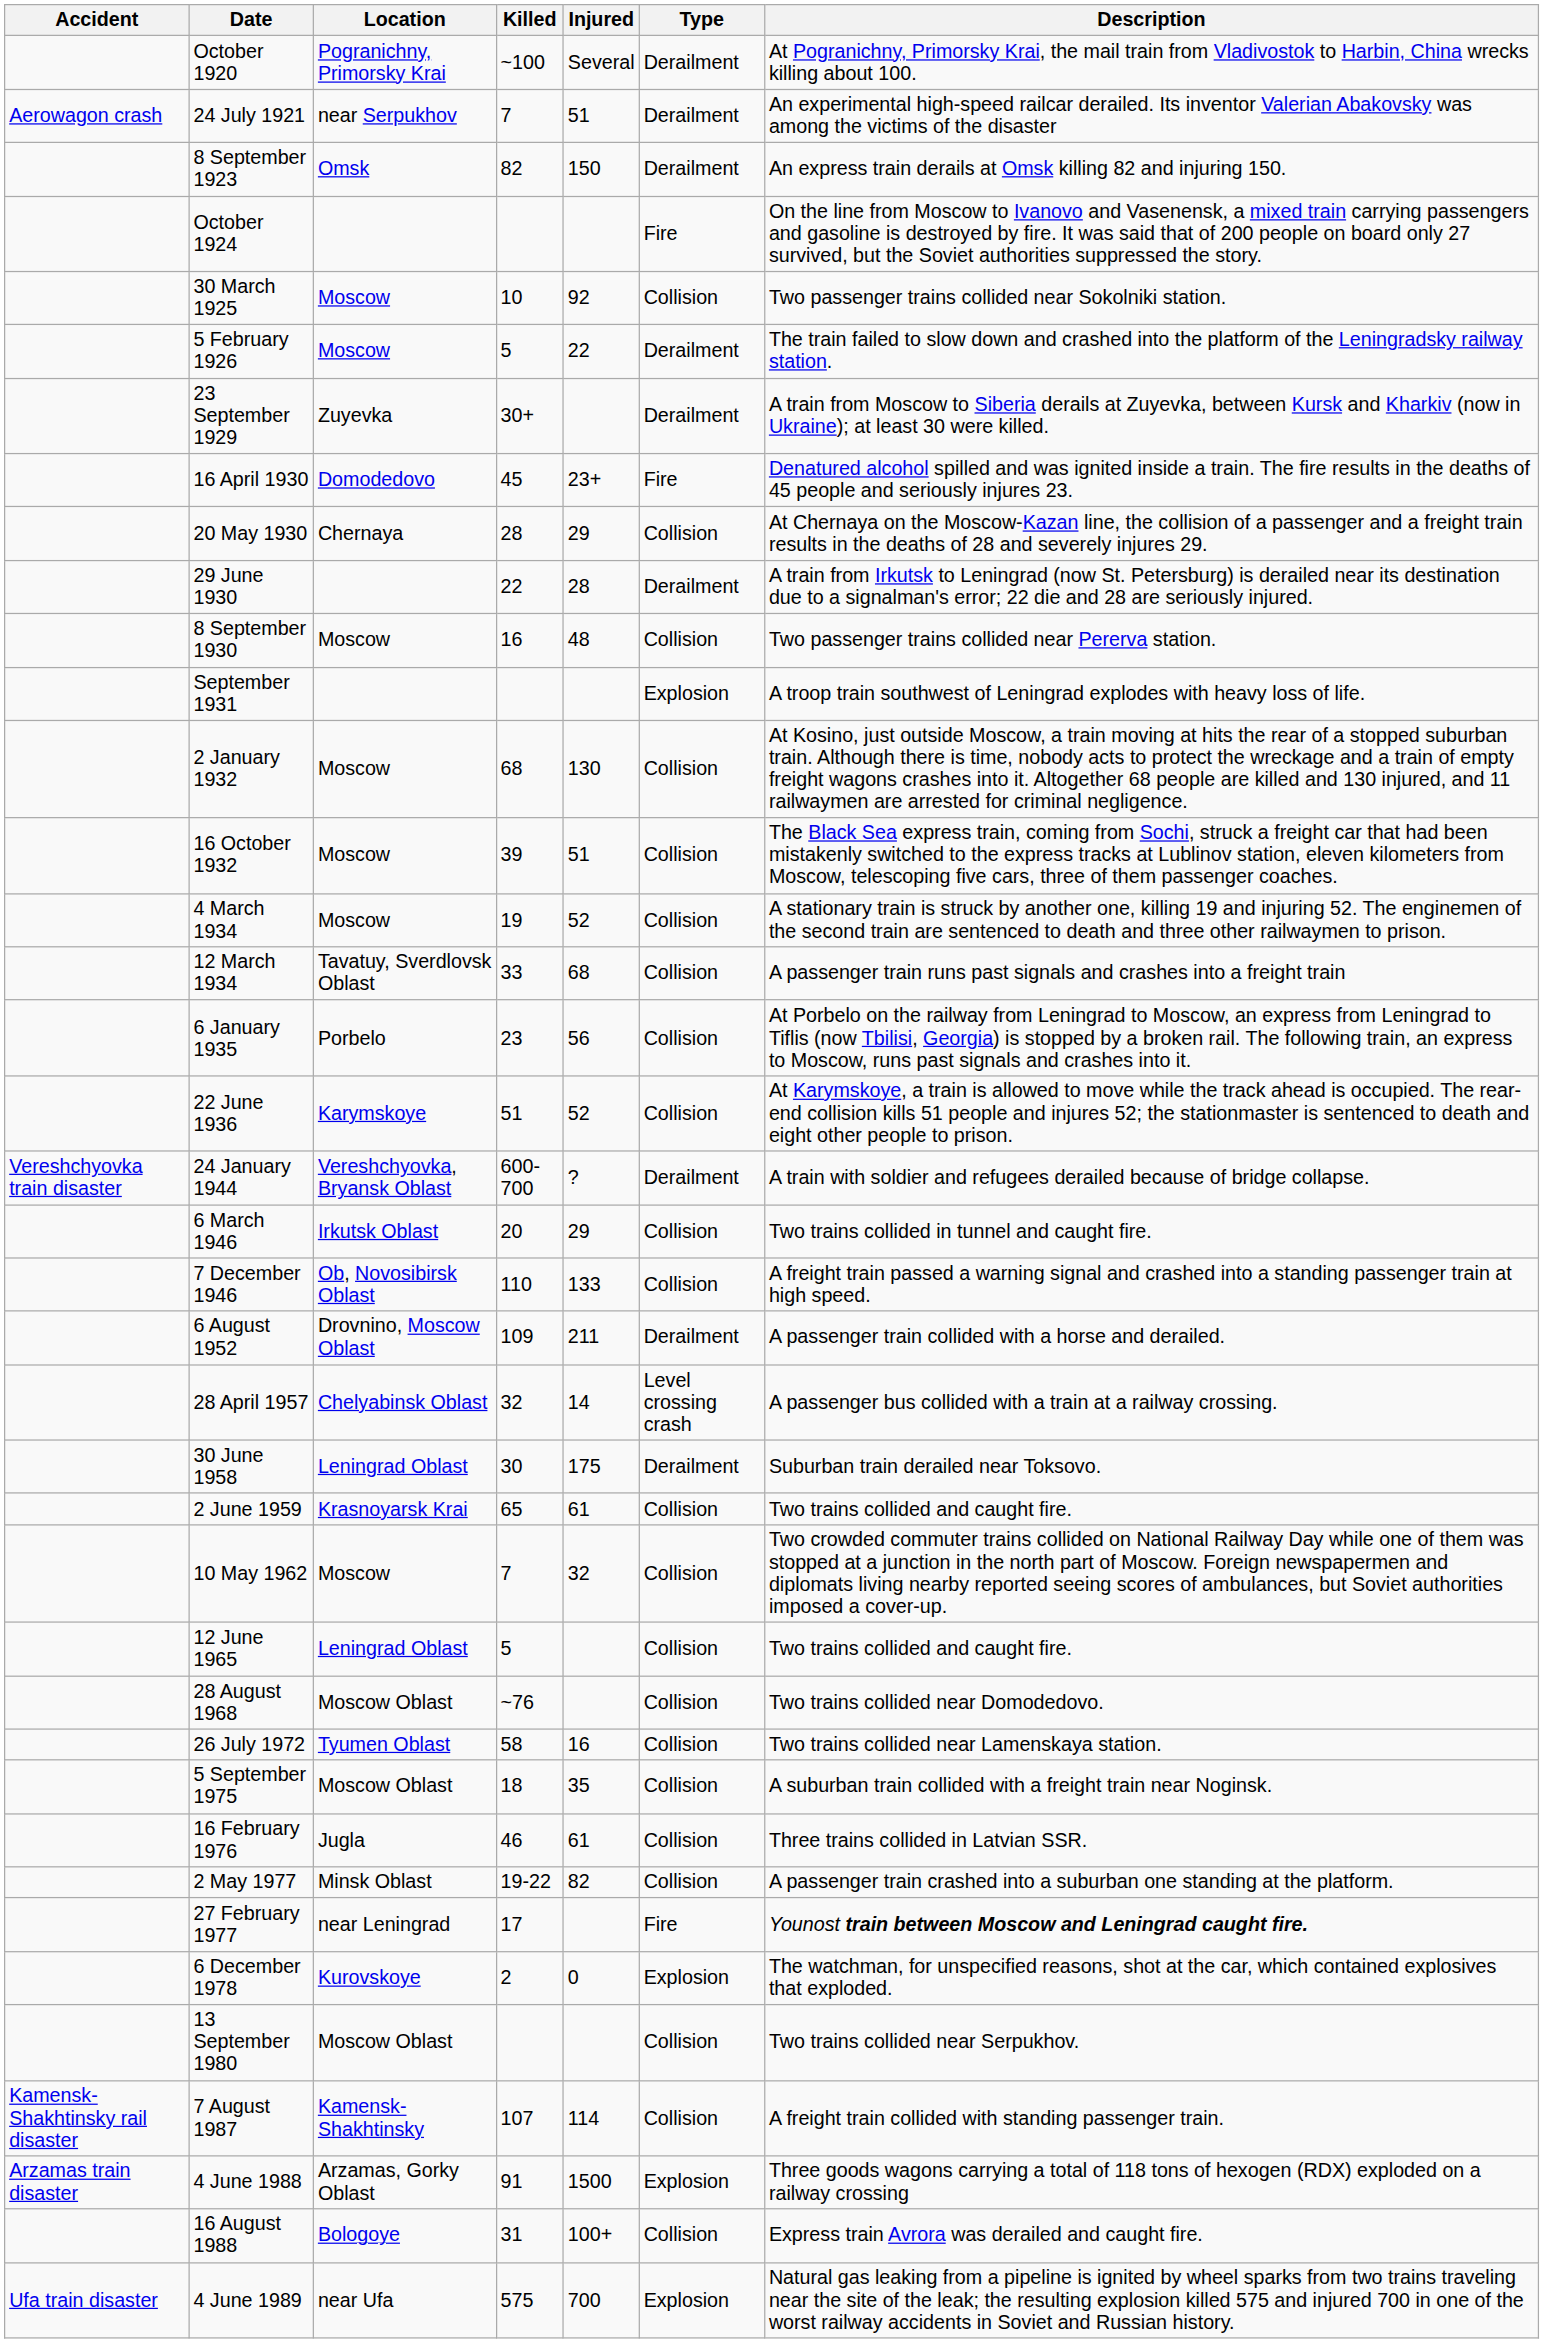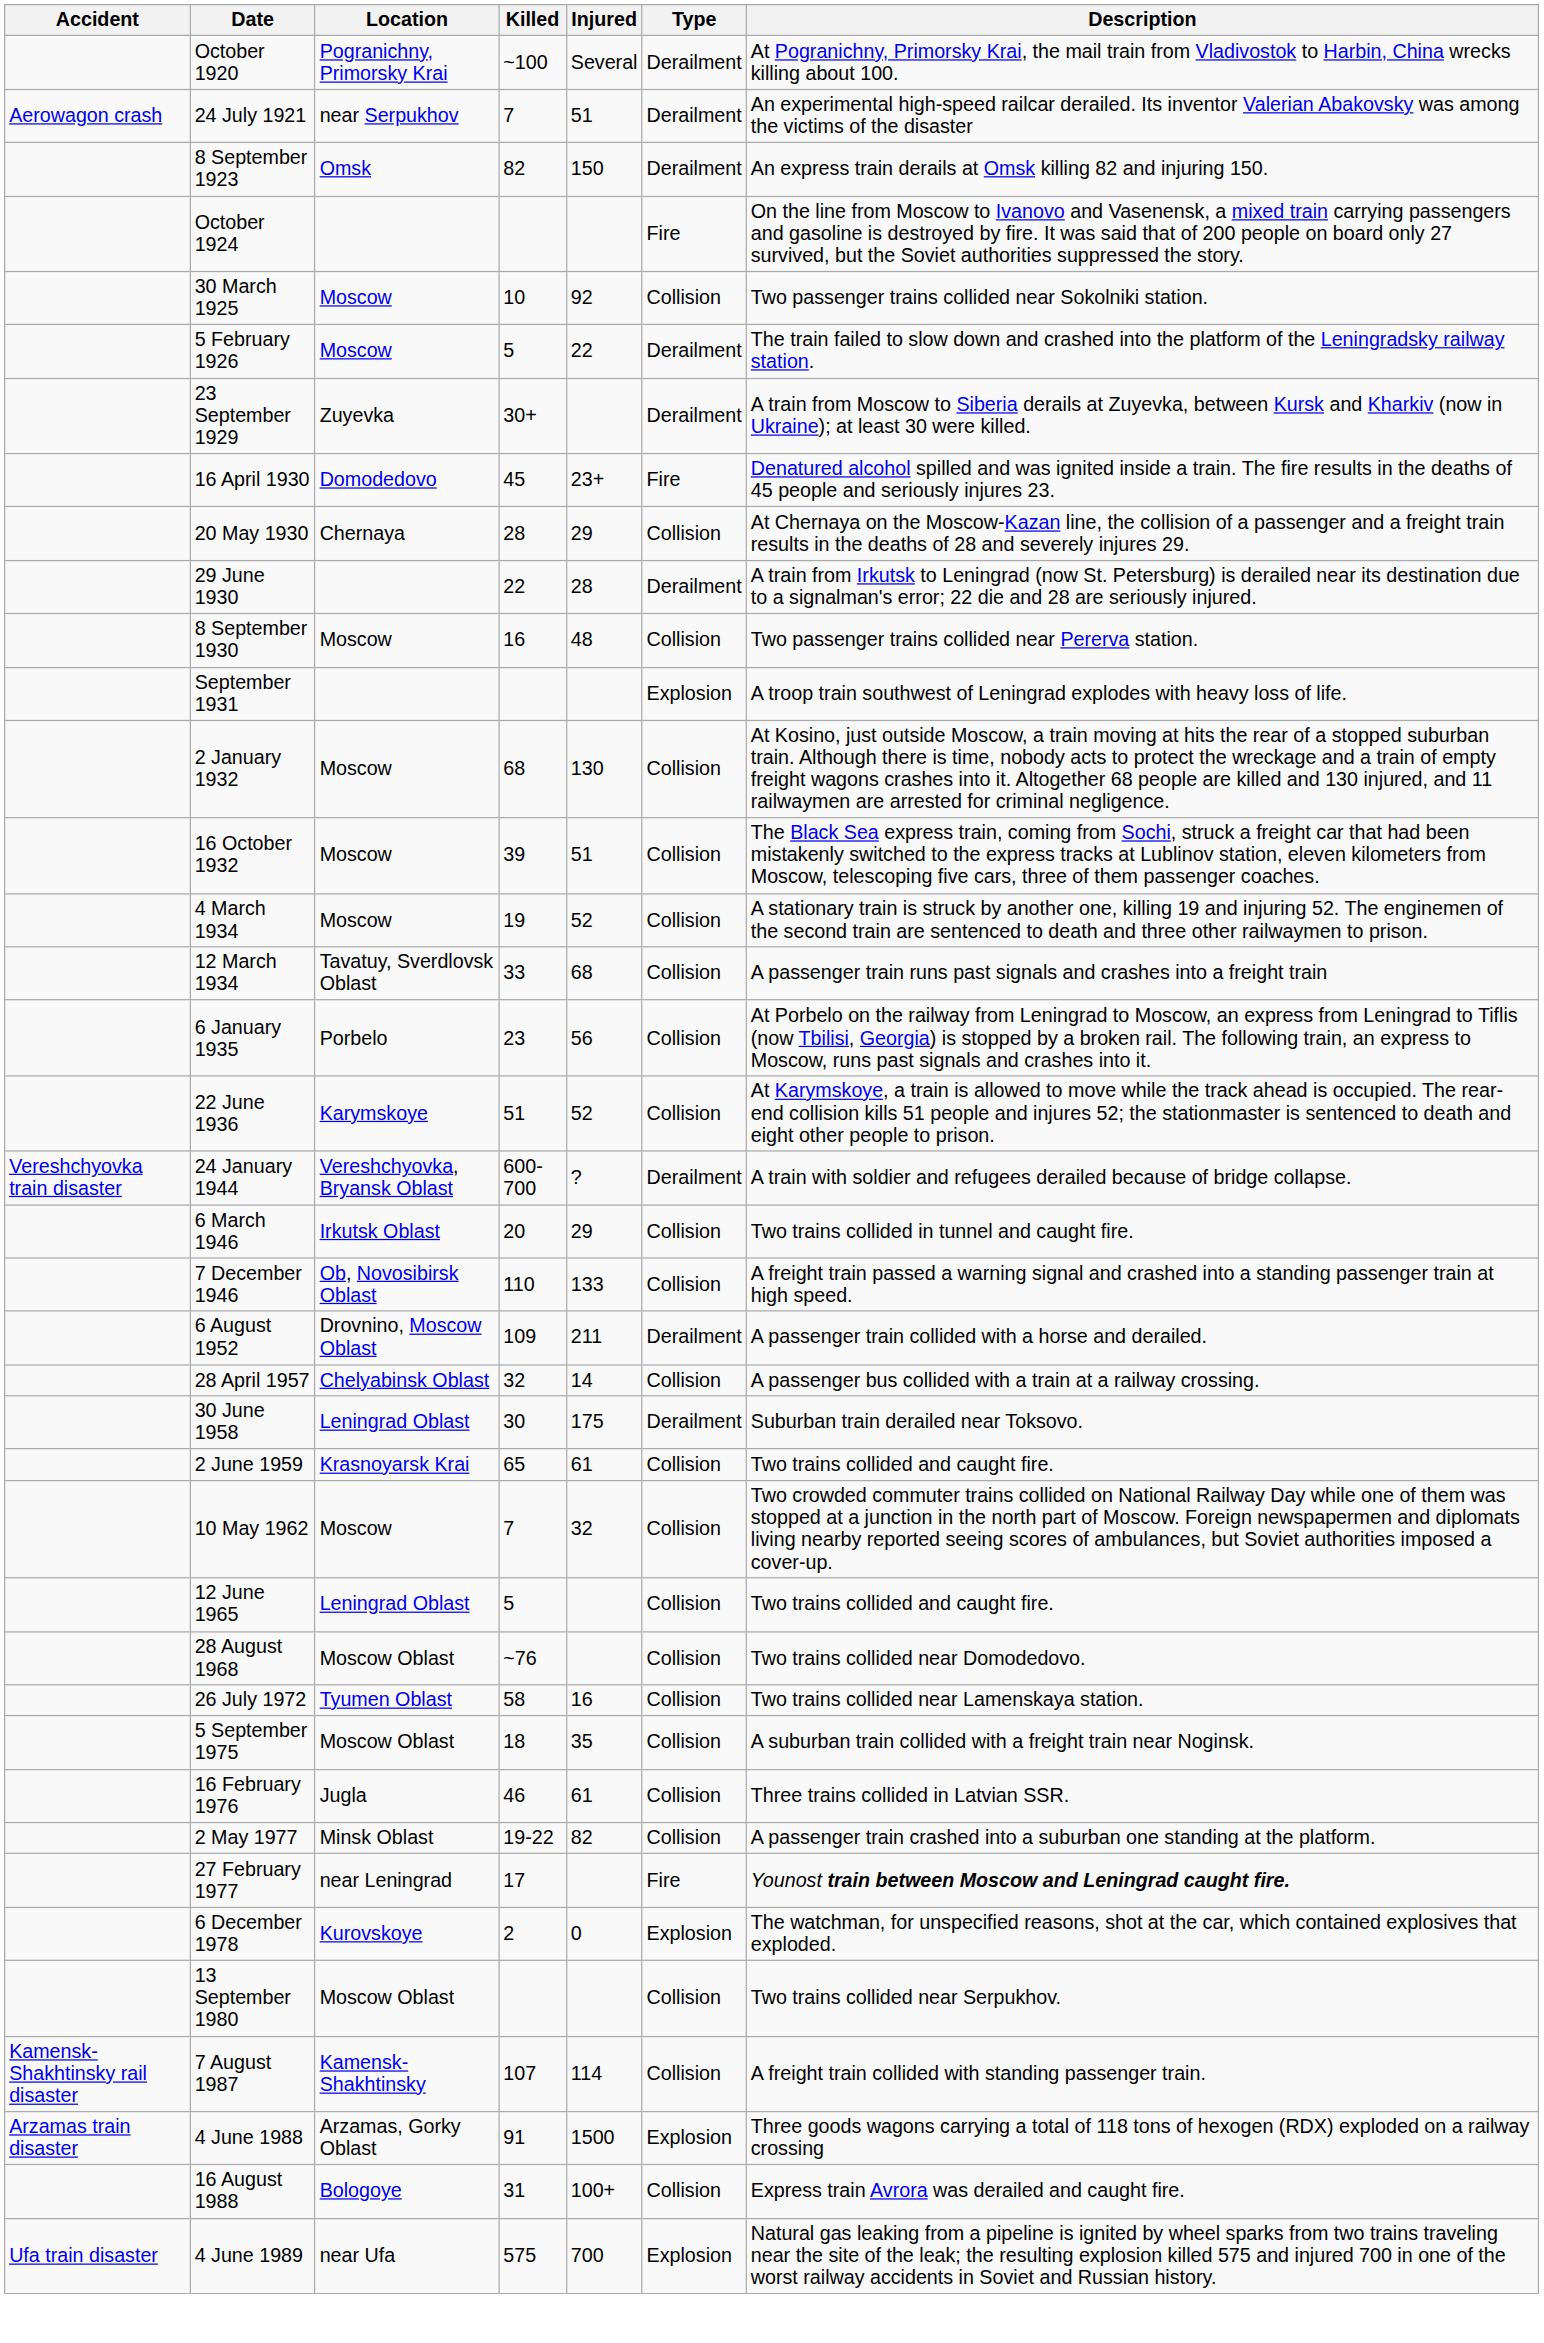(680, 1402) Level crossing crash -> (684, 1380) Collision
